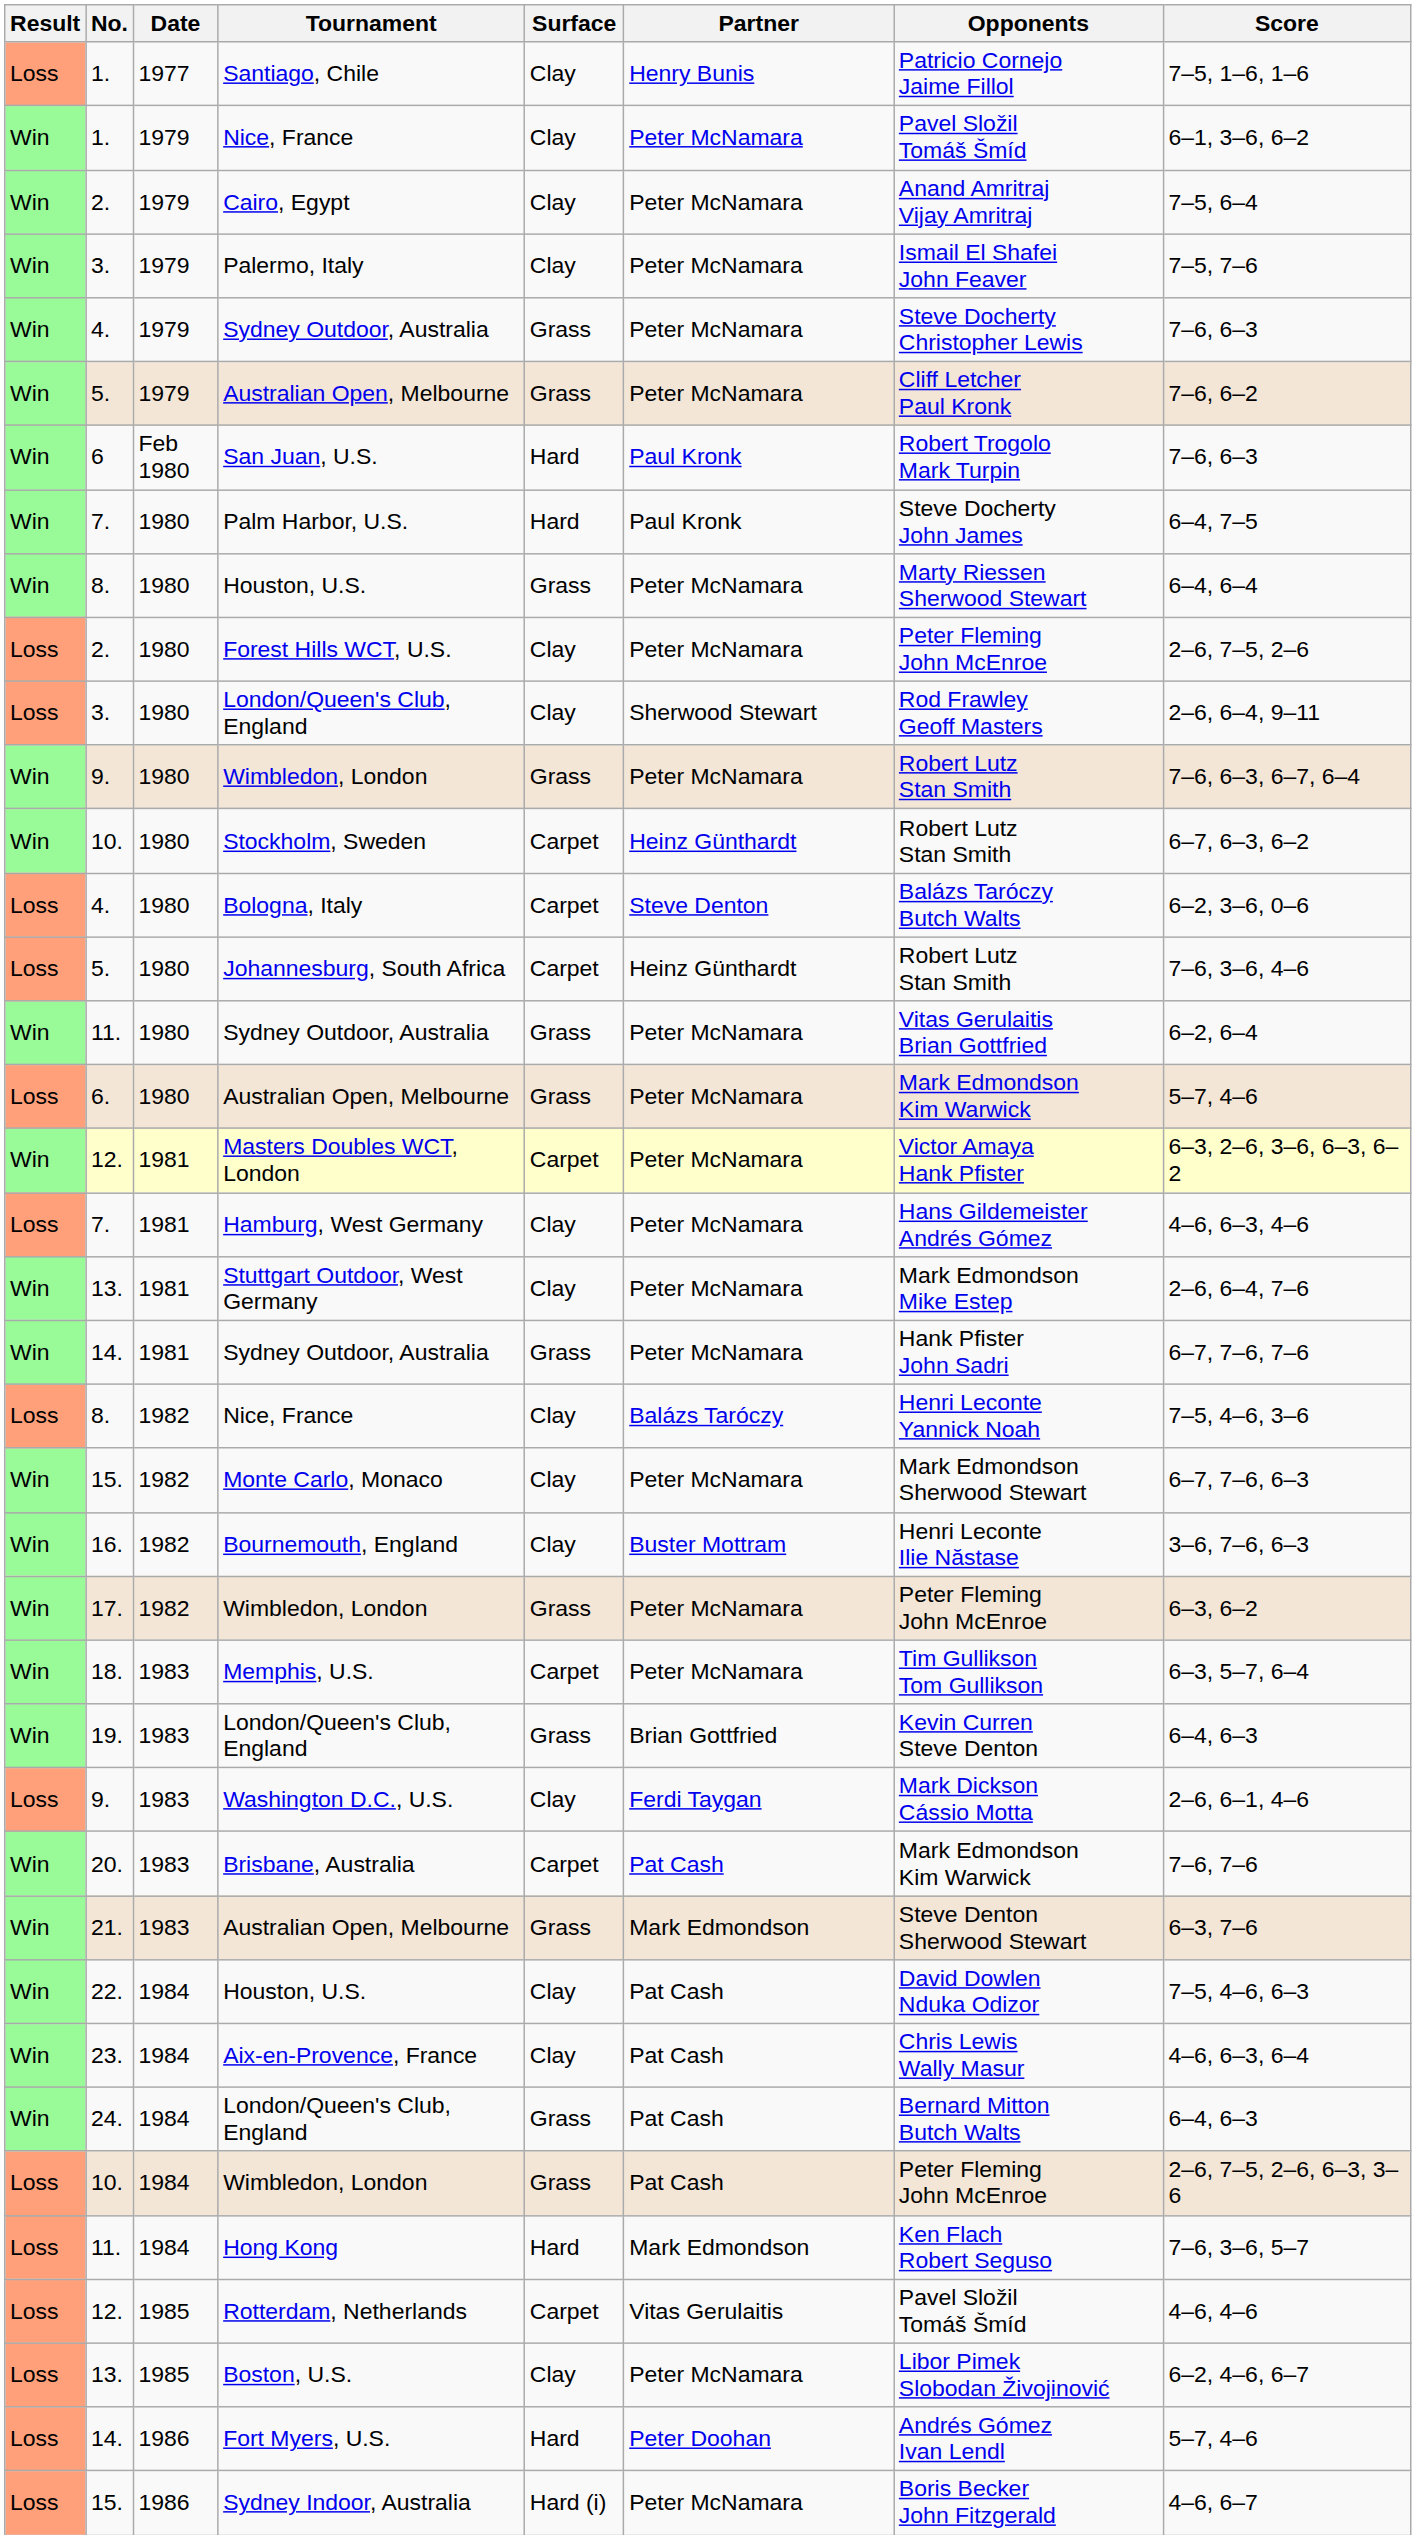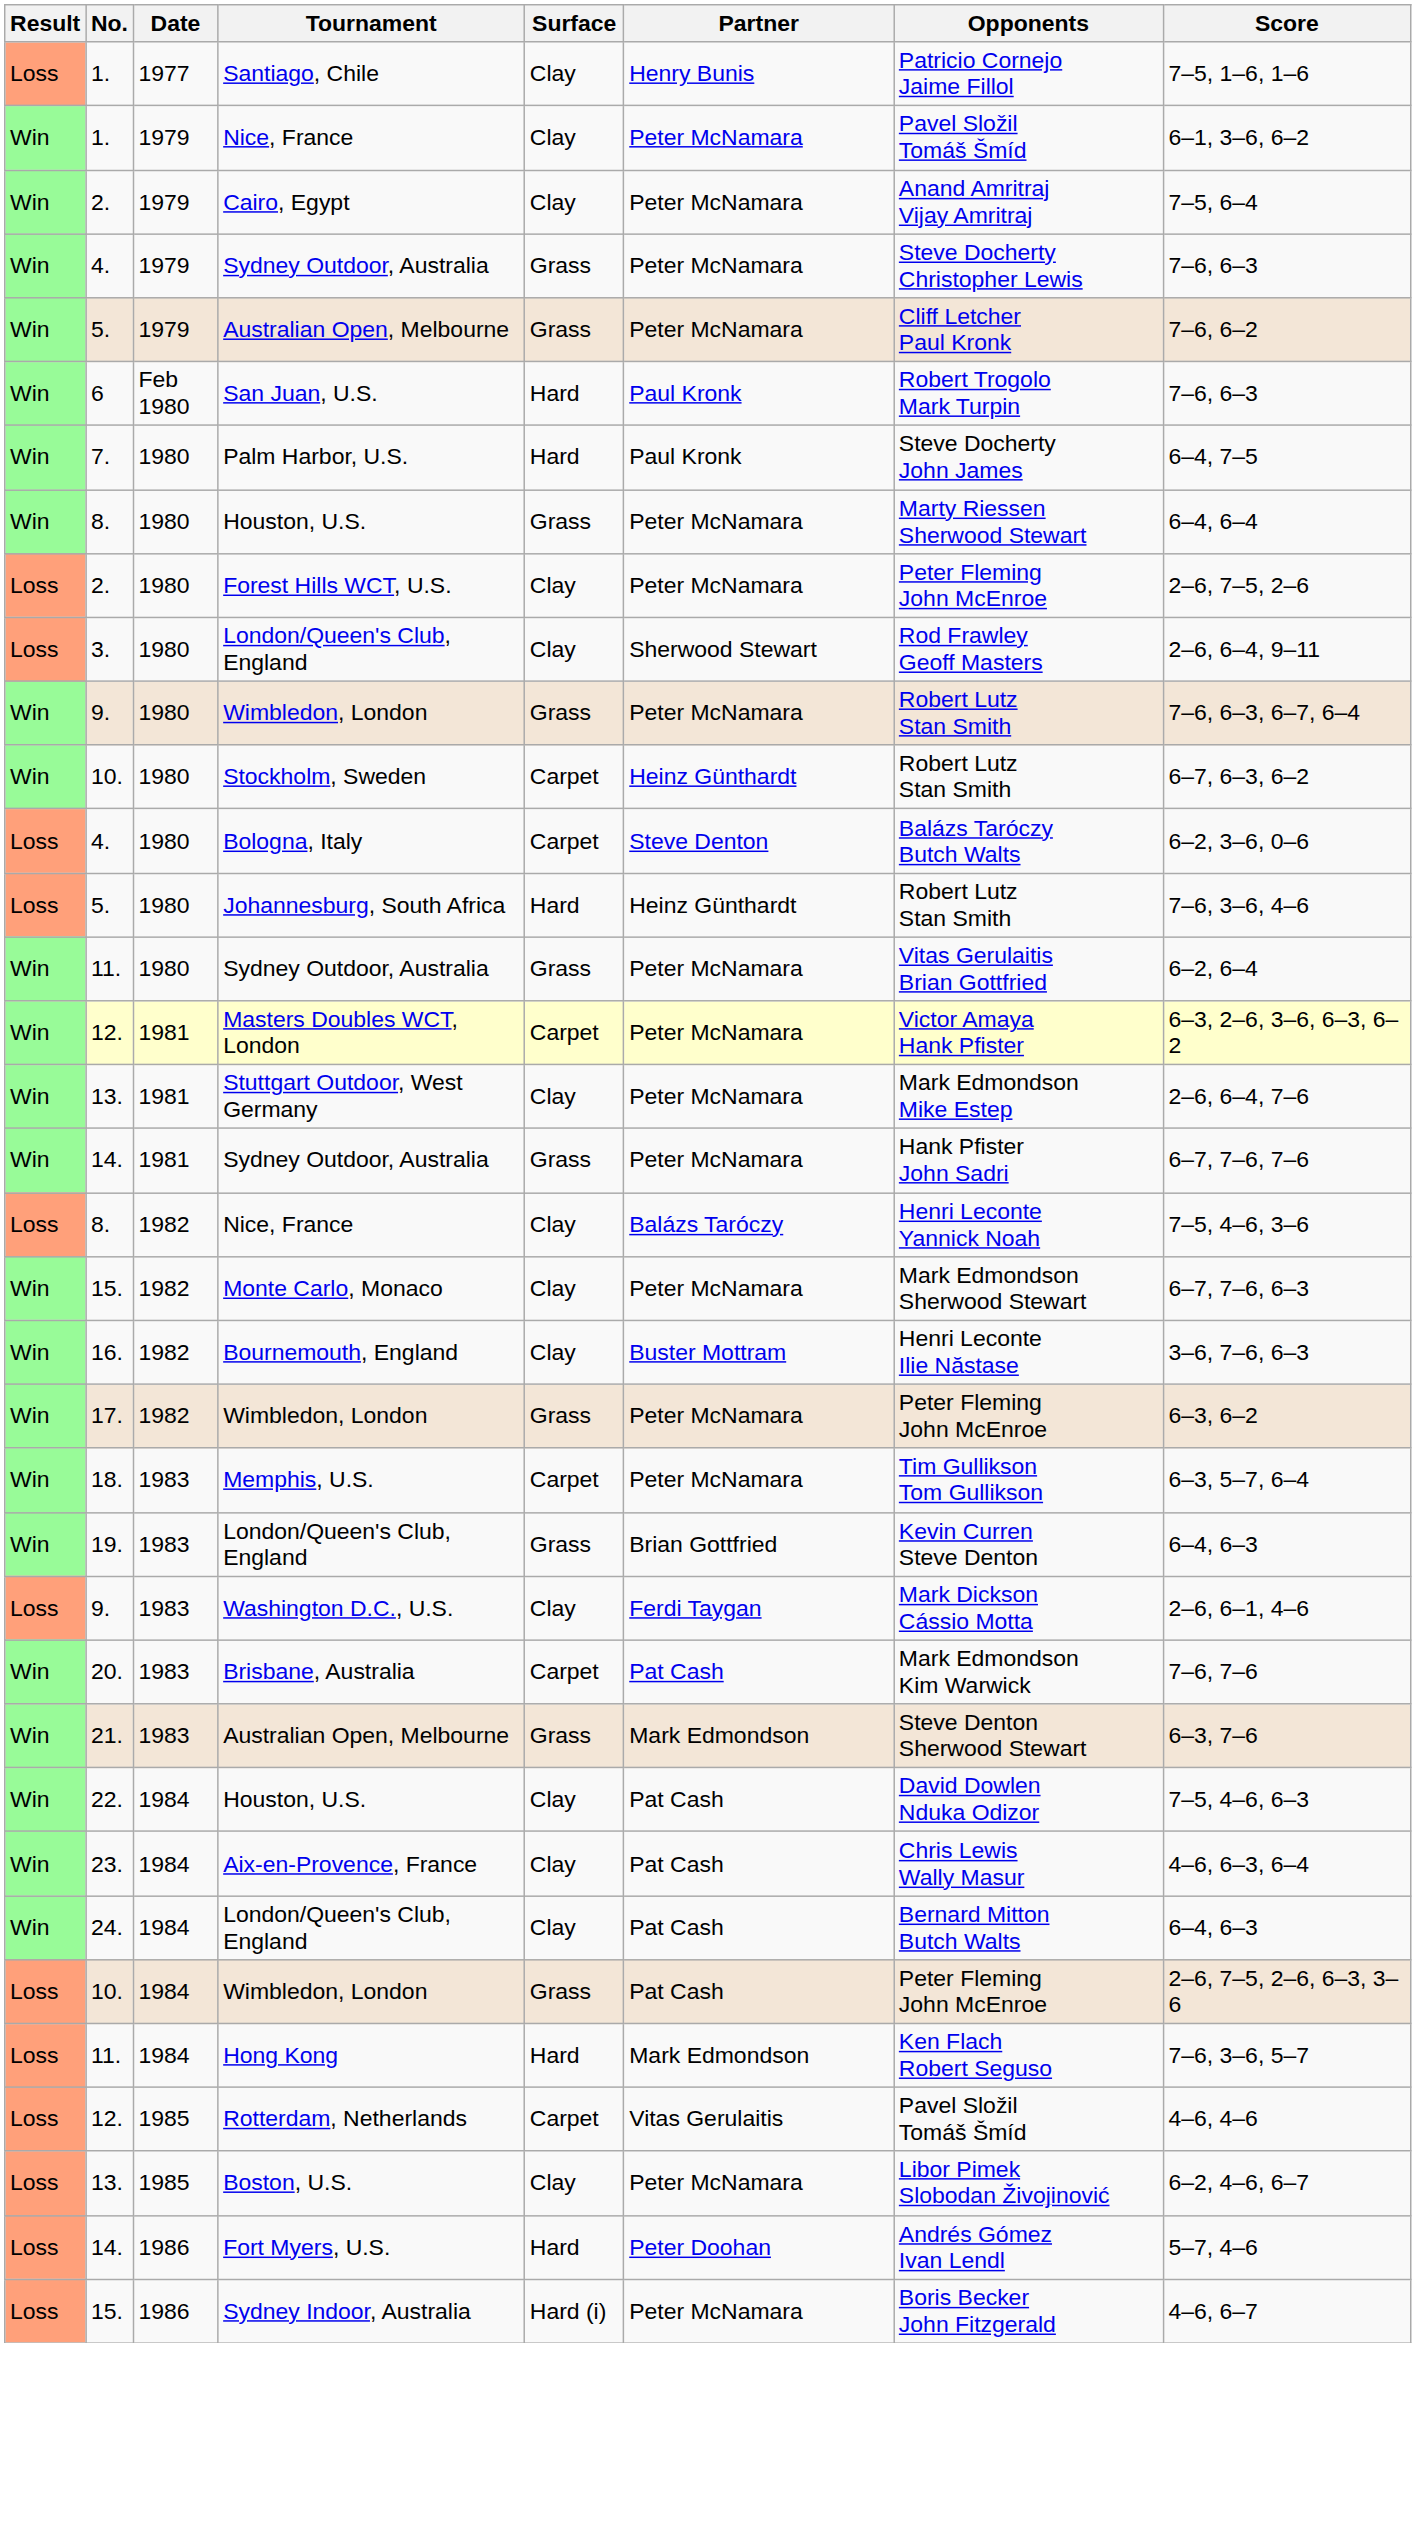- row: (100, 265)
(564, 968) Carpet -> (555, 904) Hard
- row: (100, 1095)
- row: (100, 1223)
(560, 2118) Grass -> (553, 1926) Clay
